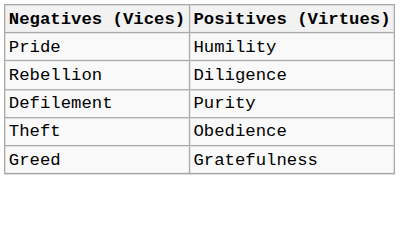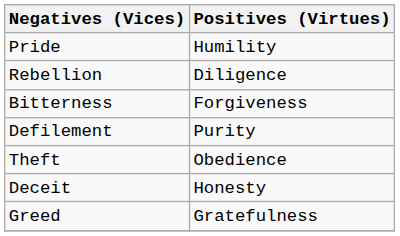+ row: (61, 103)
+ row: (40, 188)
